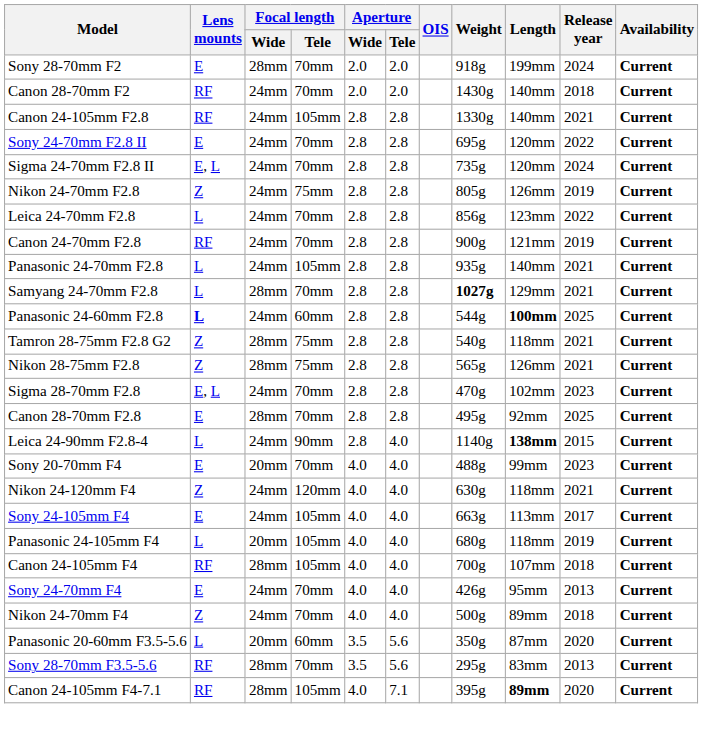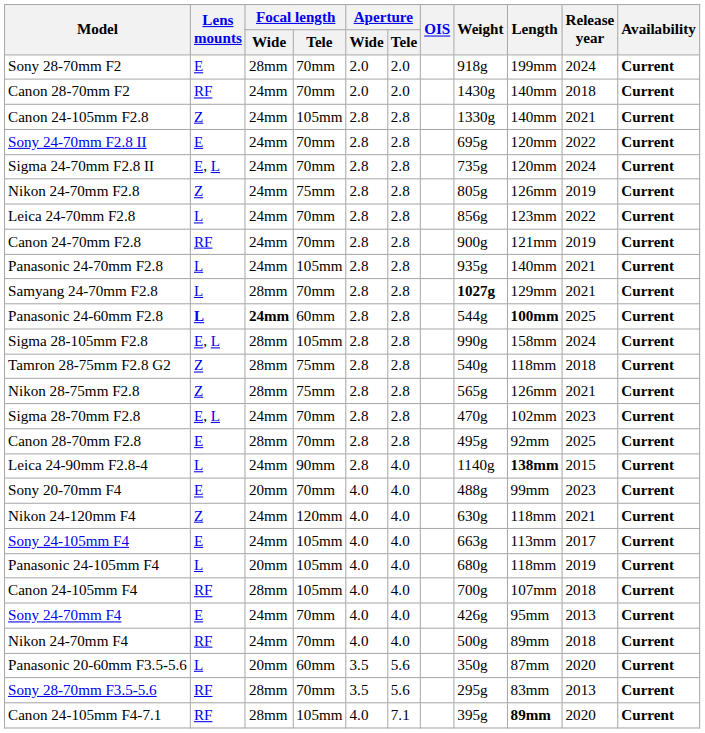(203, 117) RF -> (199, 117) Z
(268, 316) normal -> (269, 316) bold
+ row: (78, 341)
(579, 341) 2021 -> (581, 366) 2018
(199, 615) Z -> (203, 640) RF
